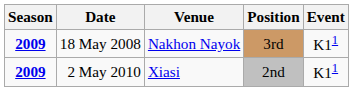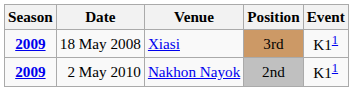(194, 43) Nakhon Nayok -> (164, 43) Xiasi
(164, 71) Xiasi -> (194, 71) Nakhon Nayok
